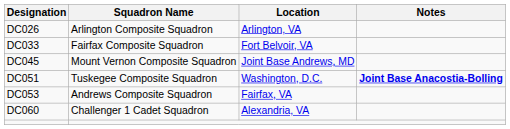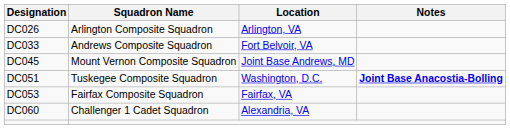(137, 45) Fairfax Composite Squadron -> (142, 45) Andrews Composite Squadron
(142, 95) Andrews Composite Squadron -> (137, 95) Fairfax Composite Squadron
